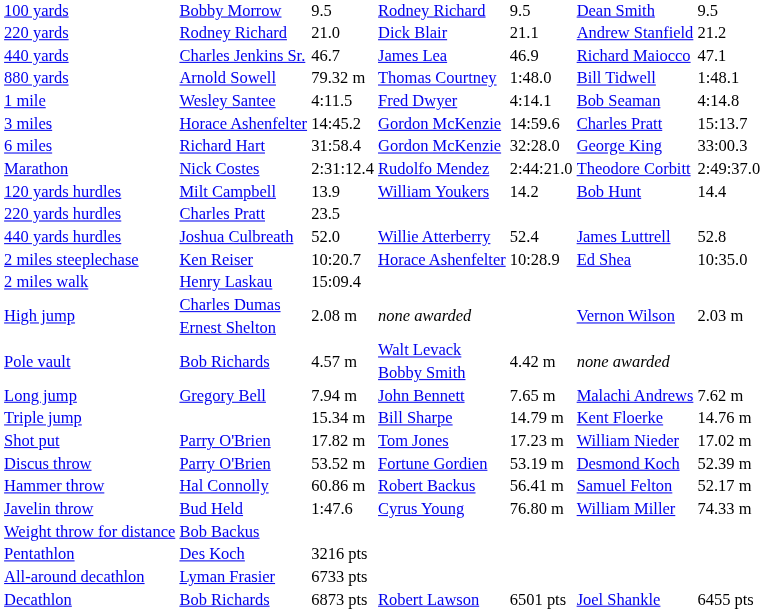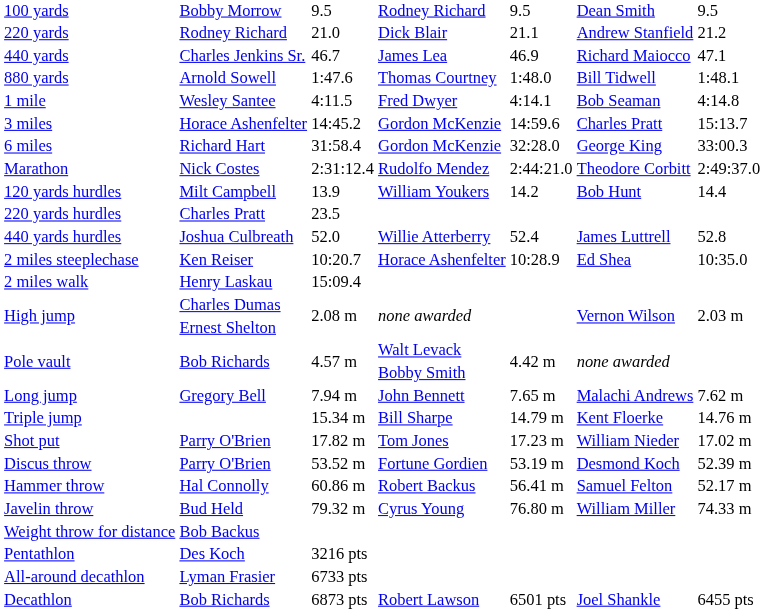(338, 78) 79.32 m -> (332, 78) 1:47.6
(332, 508) 1:47.6 -> (338, 508) 79.32 m
